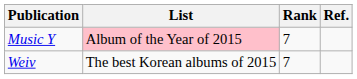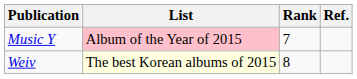(181, 62) no background -> (181, 62) lightyellow background
(287, 62) 7 -> (287, 62) 8
